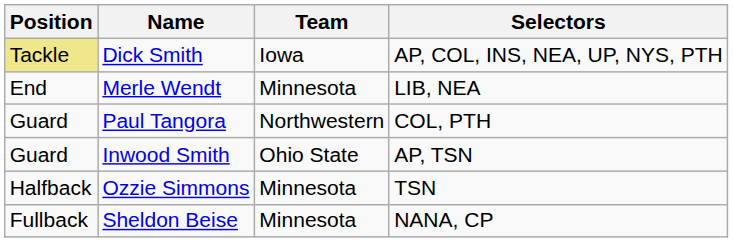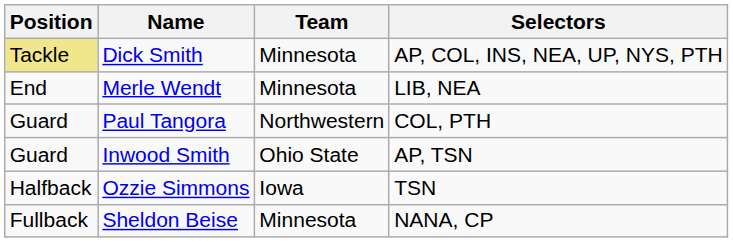(282, 55) Iowa -> (308, 55) Minnesota
(308, 188) Minnesota -> (282, 188) Iowa
